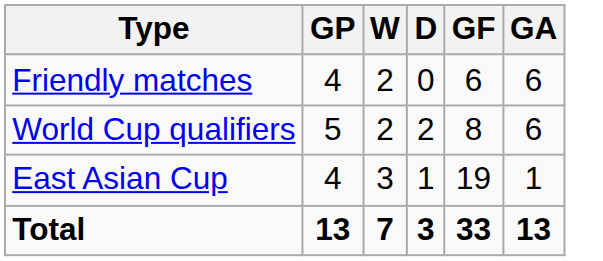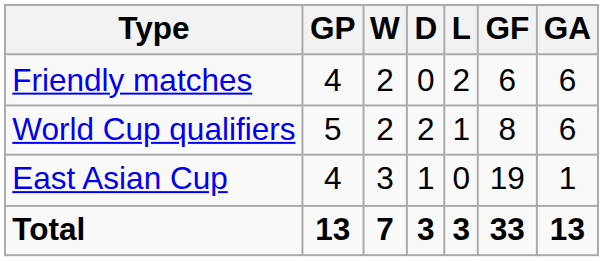+ column: (461, 29)
